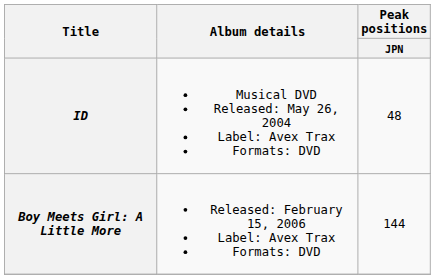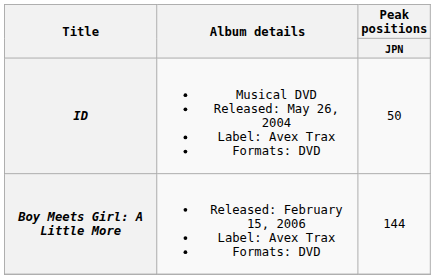(394, 116) 48 -> (394, 116) 50
